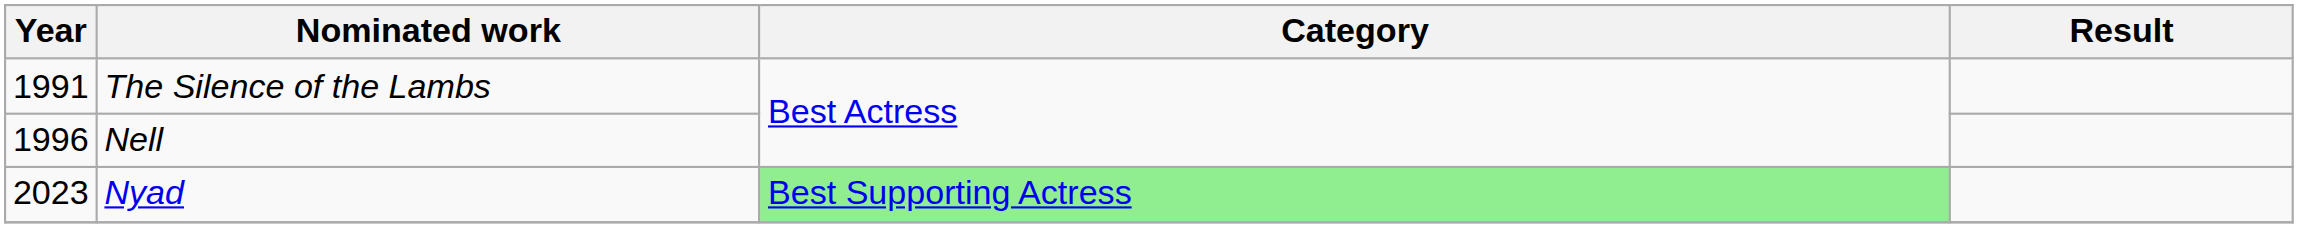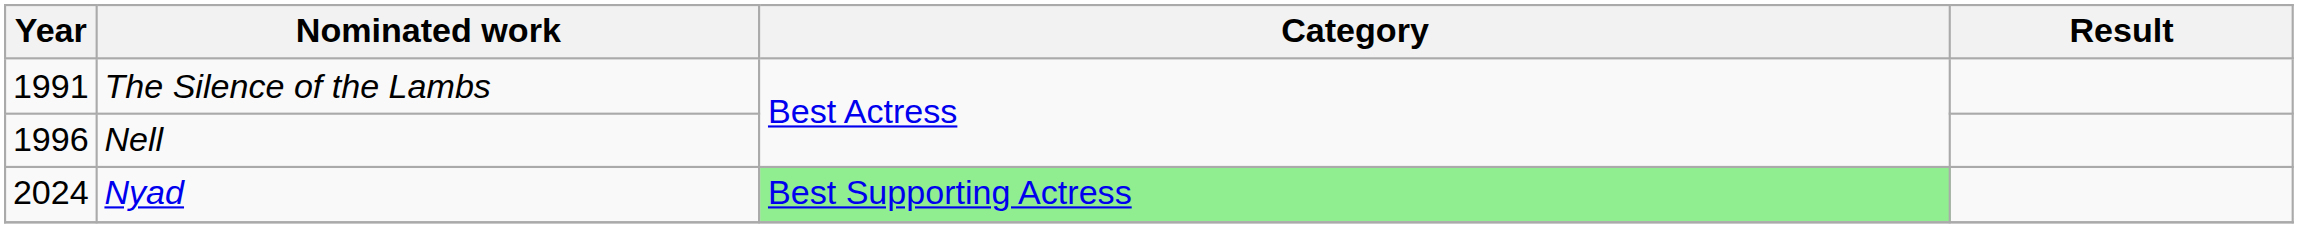(51, 193) 2023 -> (51, 193) 2024
